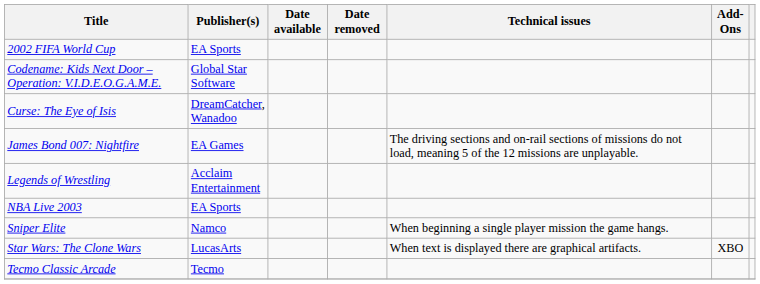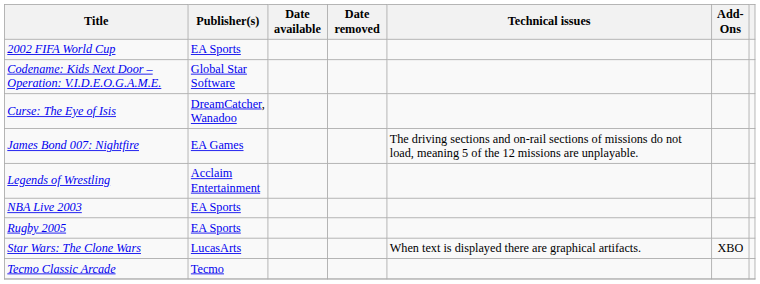+ row: (37, 228)
- row: (36, 228)
